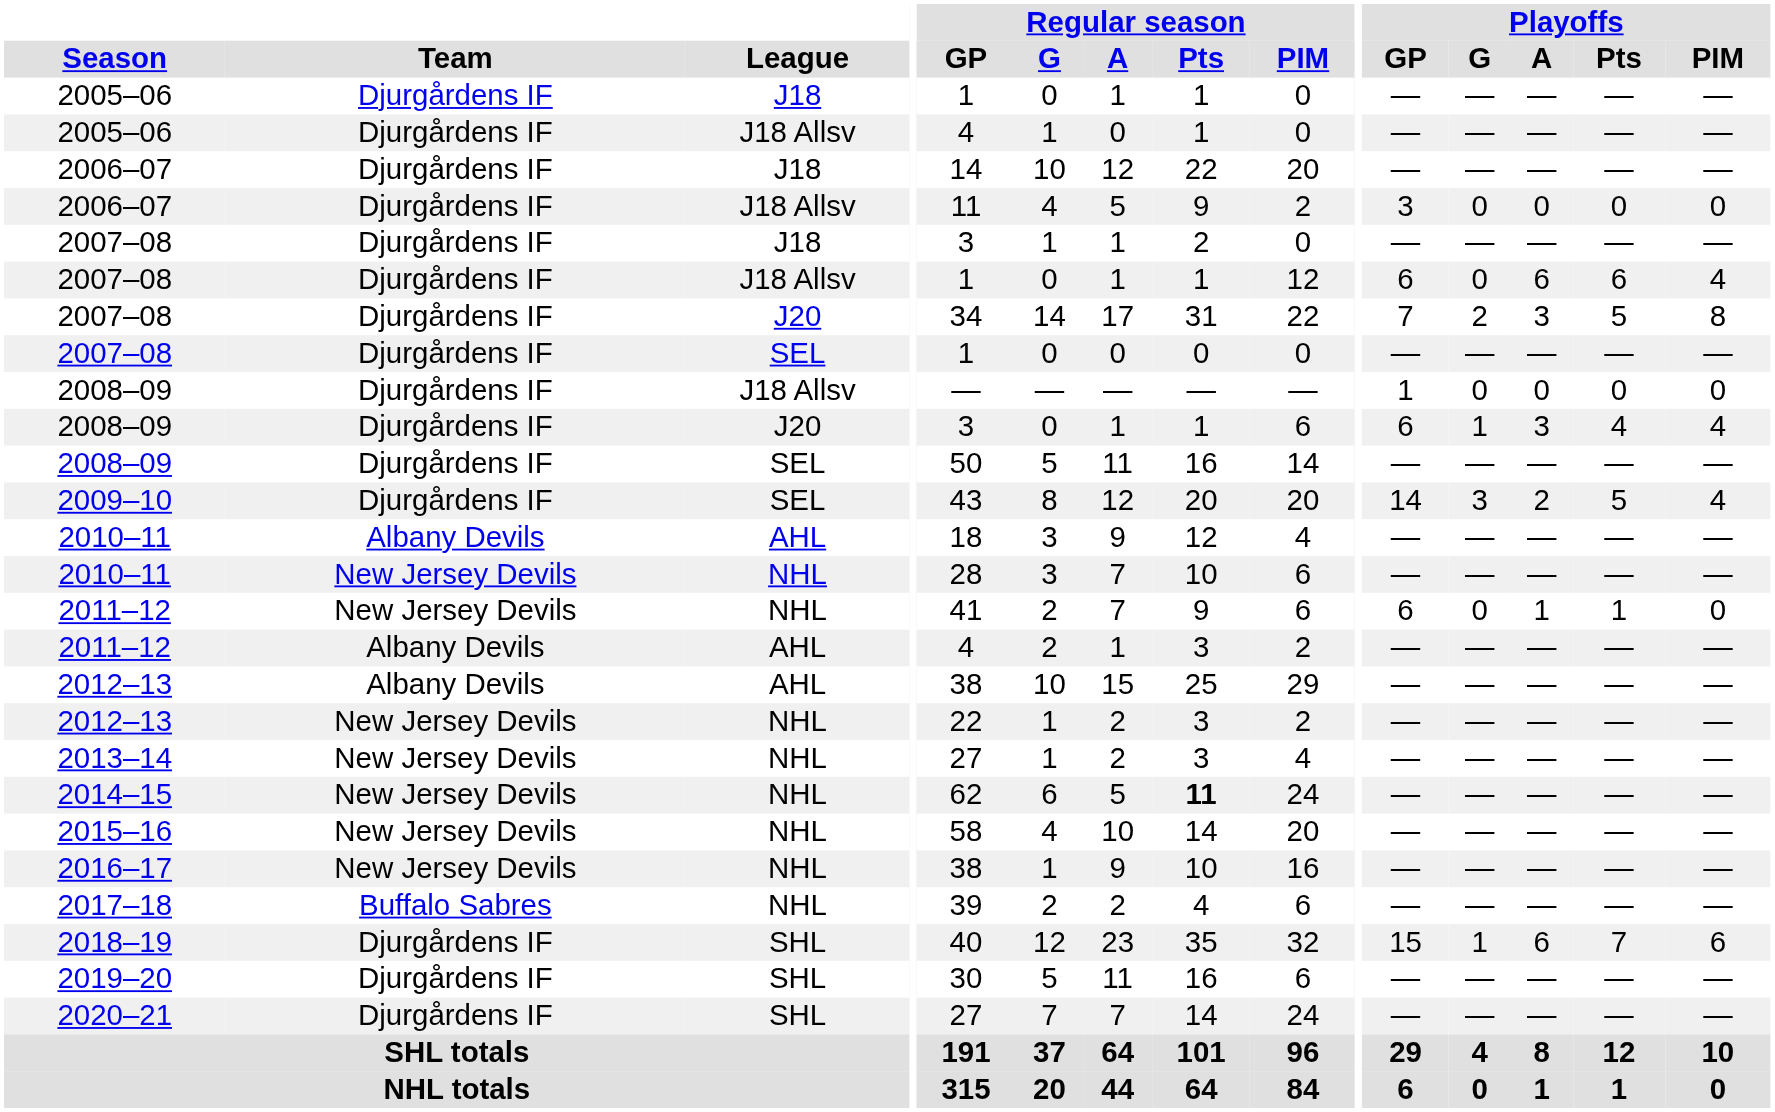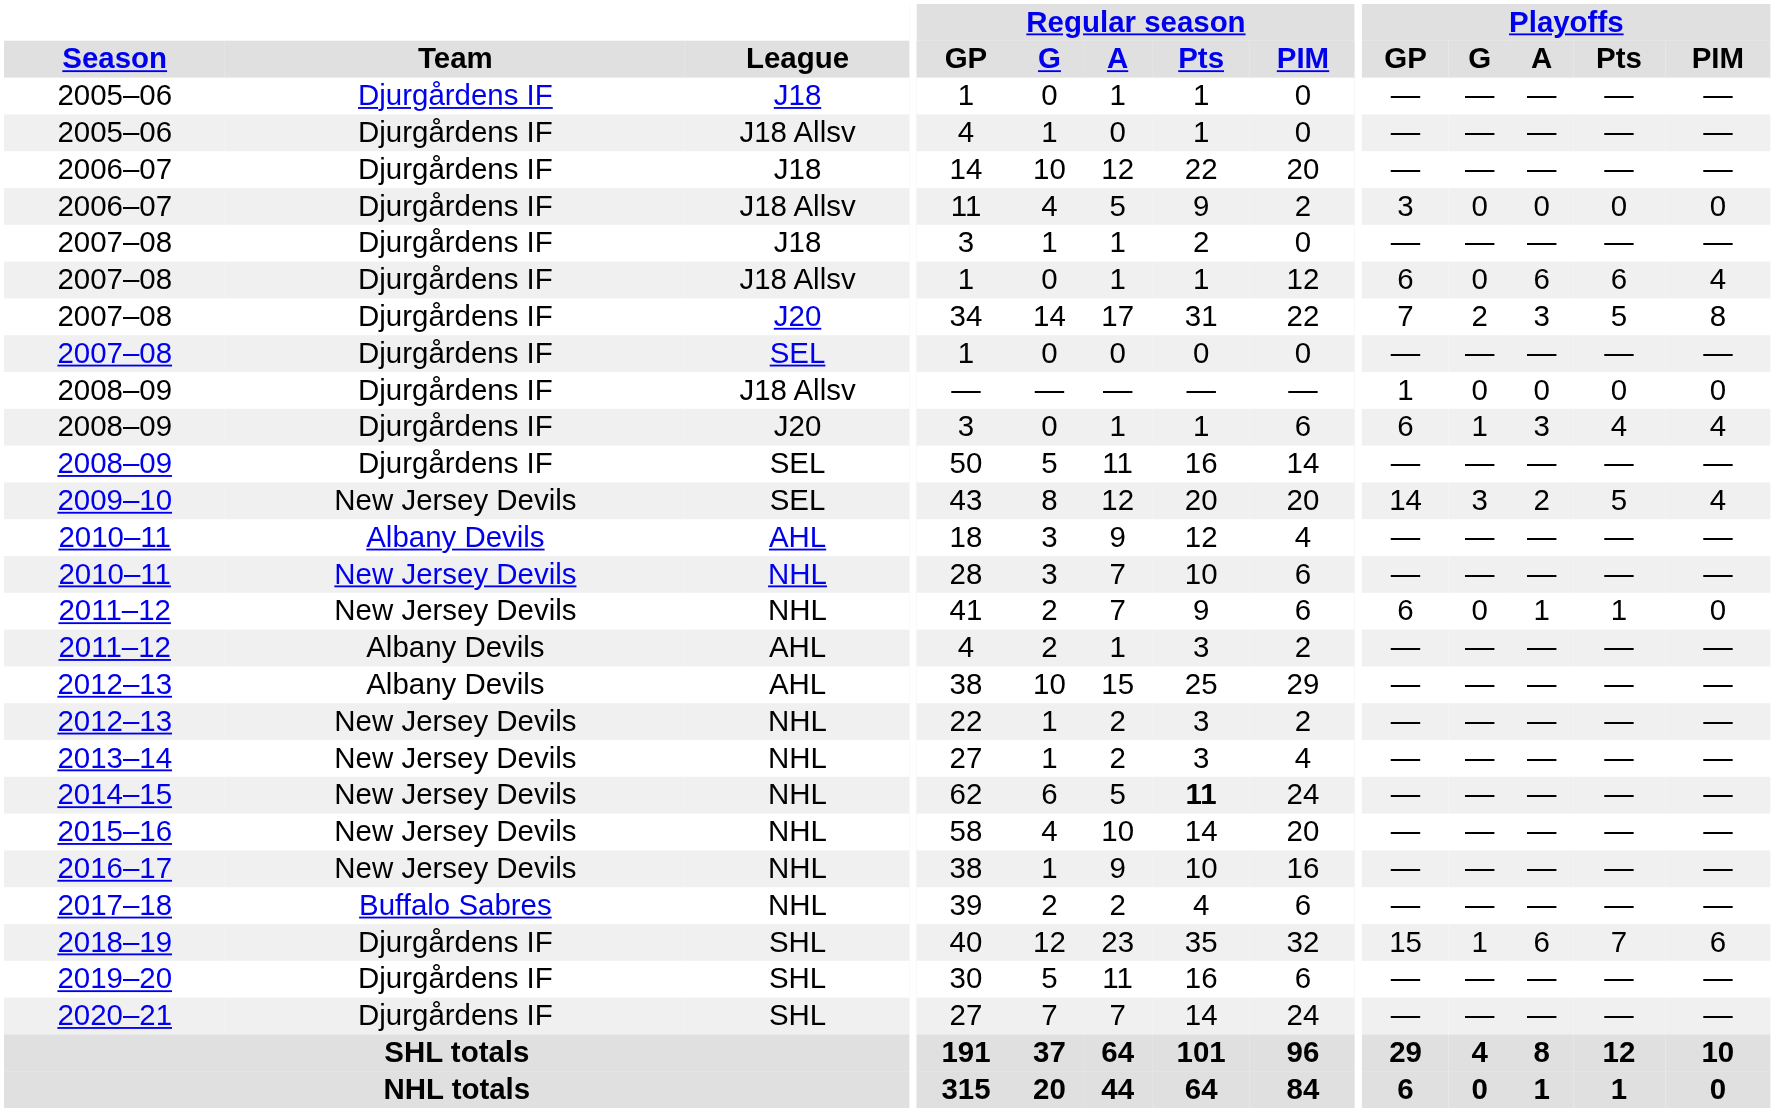(455, 500) Djurgårdens IF -> (455, 500) New Jersey Devils
